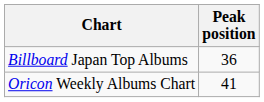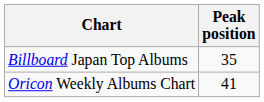(229, 59) 36 -> (229, 59) 35
